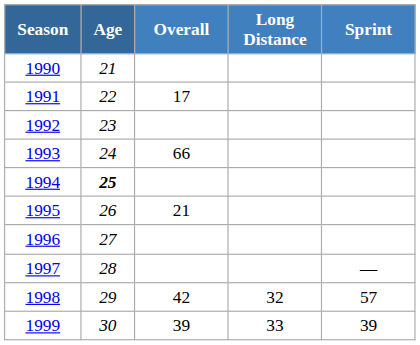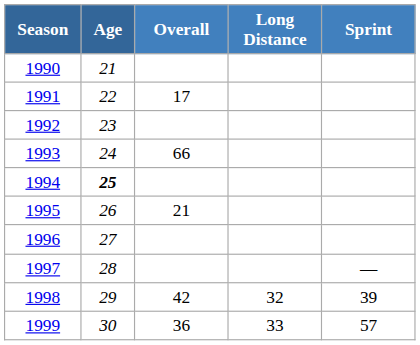(369, 296) 57 -> (369, 296) 39
(181, 325) 39 -> (181, 325) 36
(369, 325) 39 -> (369, 325) 57
